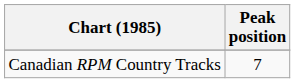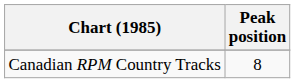(257, 63) 7 -> (257, 63) 8
